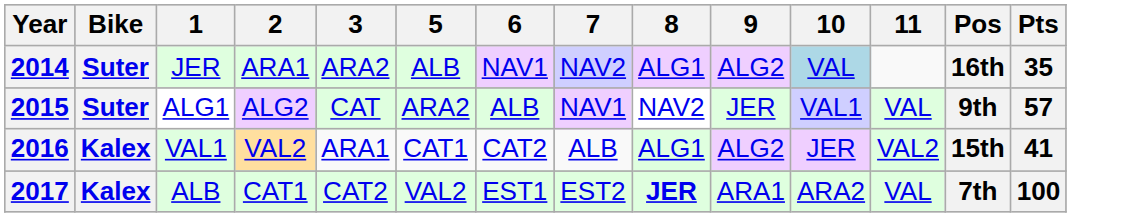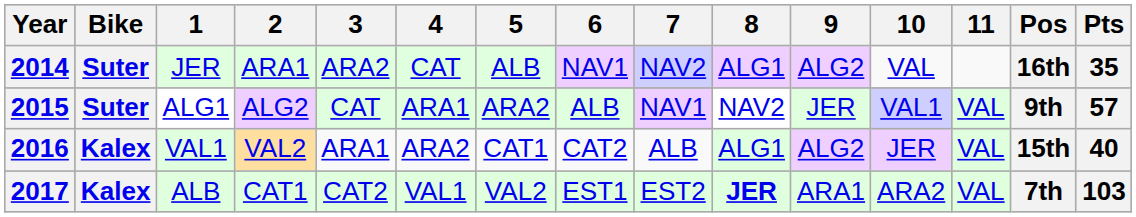+ column: (436, 25)
(831, 66) lightblue background -> (911, 66) no background
(908, 149) VAL2 -> (981, 149) VAL
(1038, 149) 41 -> (1104, 149) 40
(1038, 190) 100 -> (1104, 190) 103
